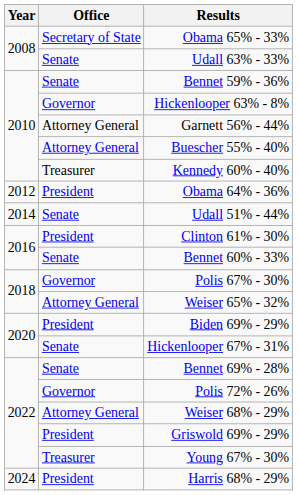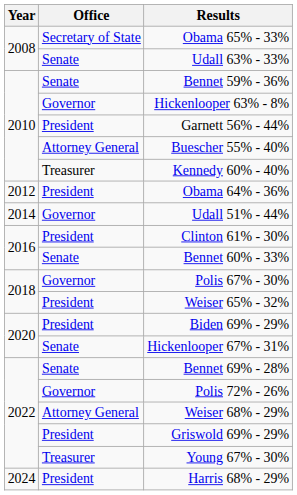(90, 125) Attorney General -> (68, 125) President
(60, 214) Senate -> (69, 214) Governor
(90, 302) Attorney General -> (68, 302) President
